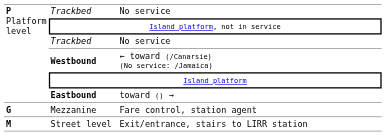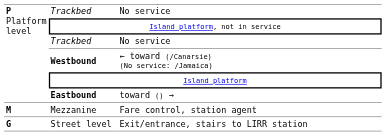(8, 110) G -> (8, 110) M
(8, 124) M -> (8, 124) G
